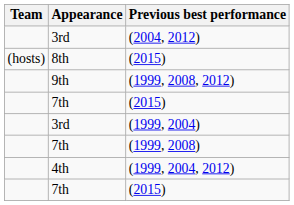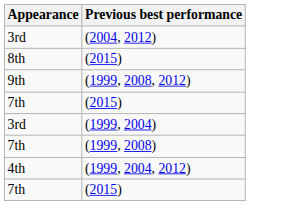- column: (26, 15)
